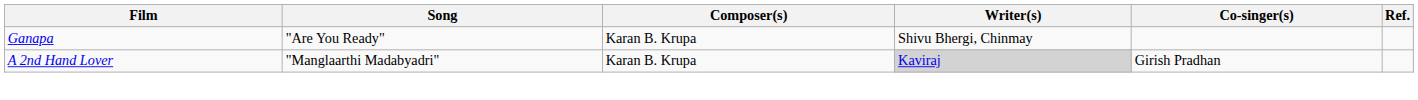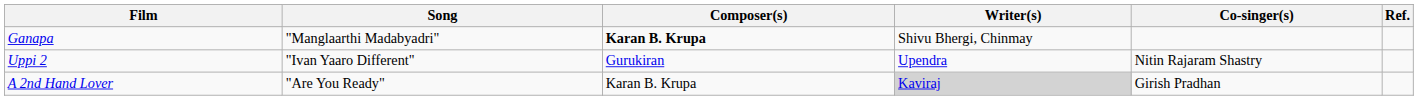(335, 38) "Are You Ready" -> (363, 38) "Manglaarthi Madabyadri"
(651, 38) normal -> (656, 38) bold
+ row: (27, 60)
(363, 60) "Manglaarthi Madabyadri" -> (335, 83) "Are You Ready"
